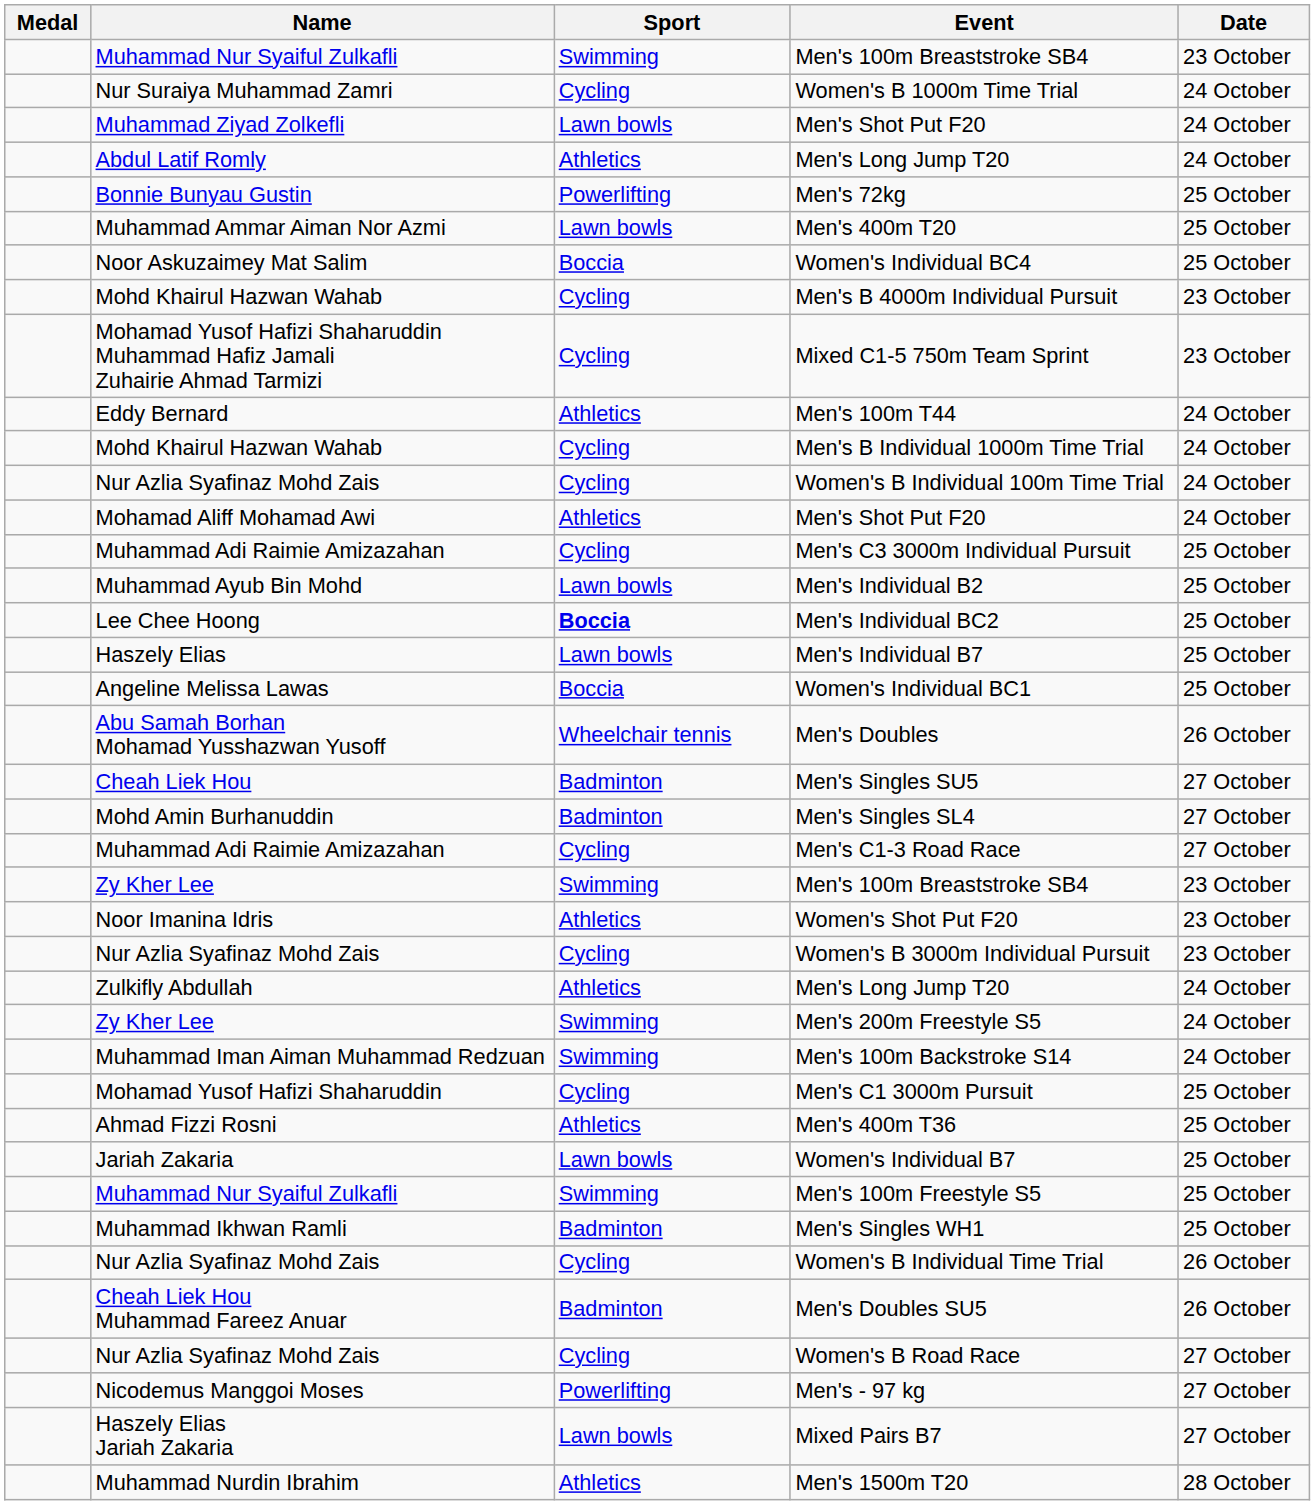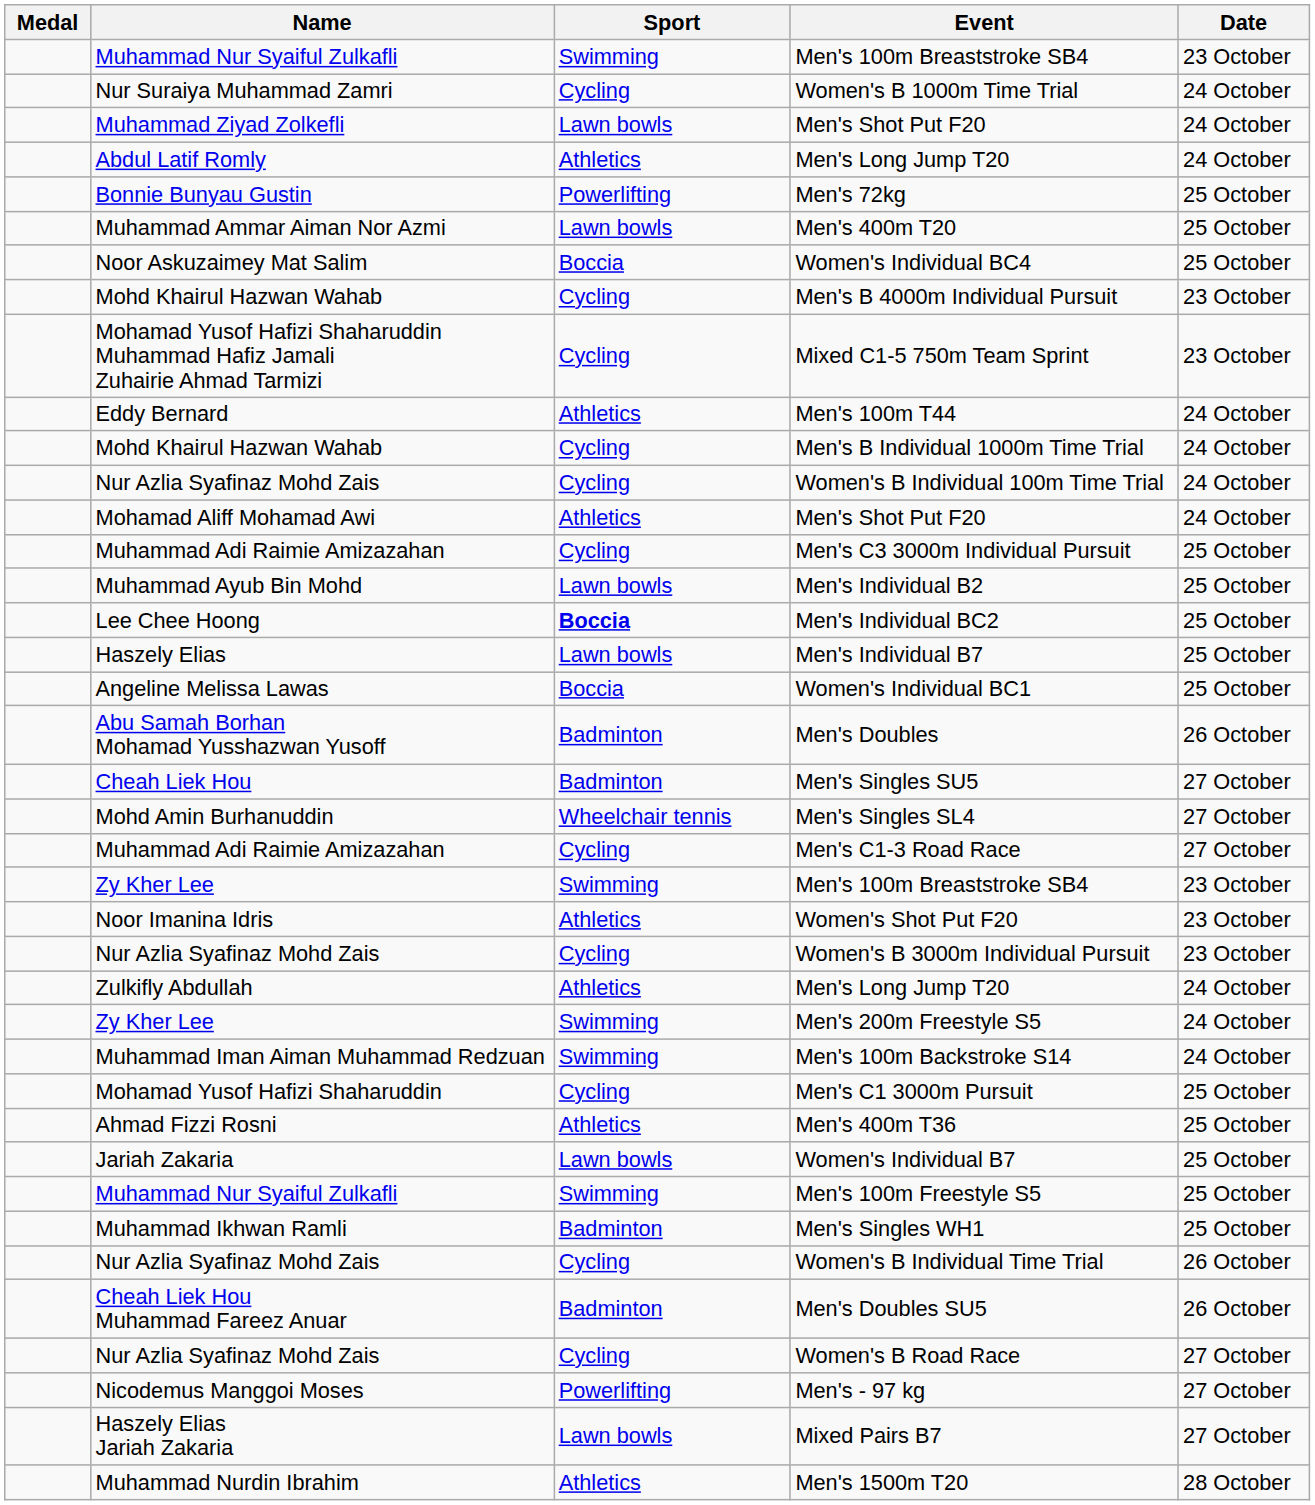(645, 735) Wheelchair tennis -> (611, 735) Badminton
(611, 816) Badminton -> (645, 816) Wheelchair tennis
